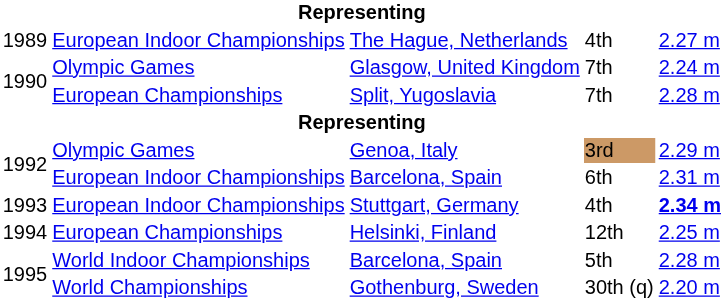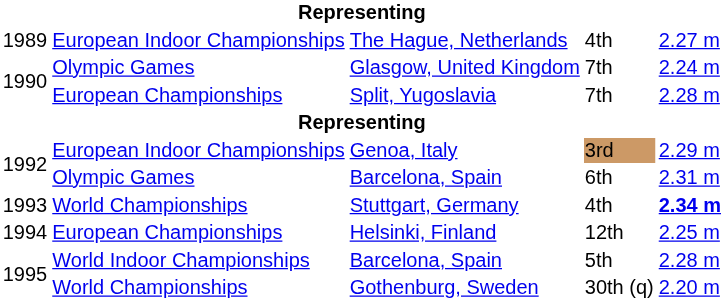(123, 150) Olympic Games -> (198, 150) European Indoor Championships
(198, 177) European Indoor Championships -> (123, 177) Olympic Games
(198, 205) European Indoor Championships -> (150, 205) World Championships
